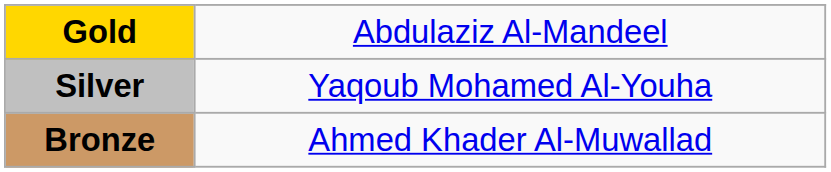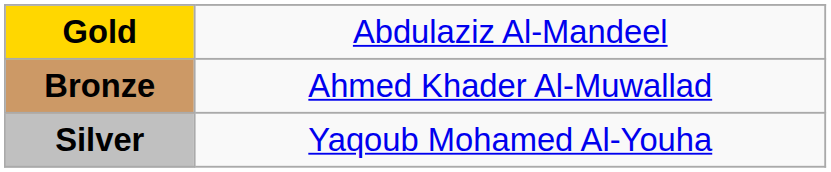rows swapped: (100, 85) <-> (100, 139)
